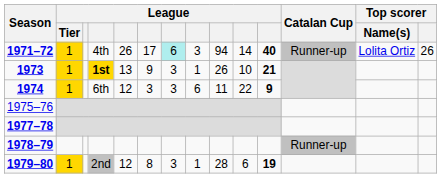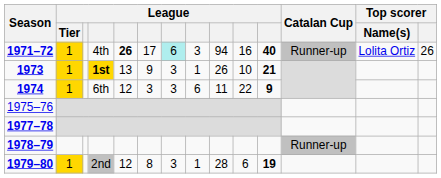(126, 51) normal -> (126, 51) bold
(245, 51) 14 -> (245, 51) 16
